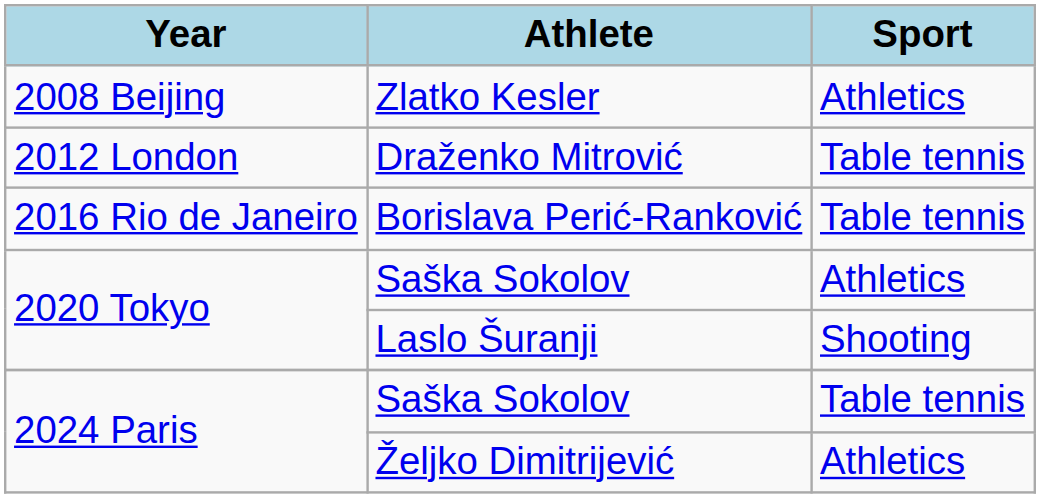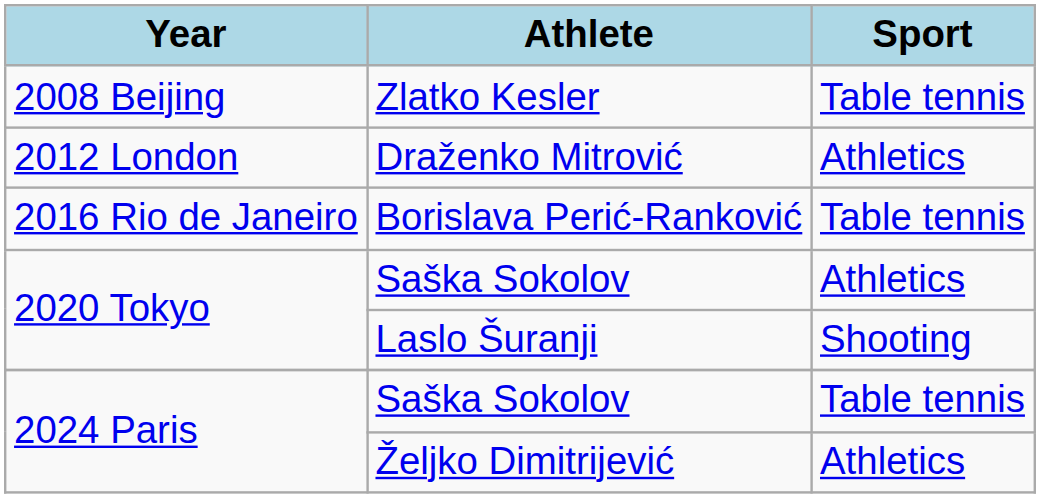(893, 95) Athletics -> (922, 95) Table tennis
(922, 156) Table tennis -> (893, 156) Athletics
